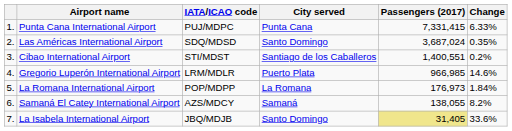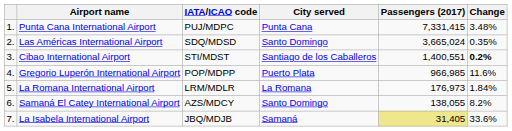(483, 27) 6.33% -> (483, 27) 3.48%
(444, 42) 3,687,024 -> (444, 42) 3,665,024
(481, 57) normal -> (481, 57) bold
(210, 73) LRM/MDLR -> (210, 73) POP/MDPP
(483, 73) 14.6% -> (483, 73) 11.6%
(210, 88) POP/MDPP -> (210, 88) LRM/MDLR
(280, 103) Samaná -> (295, 103) Santo Domingo
(295, 118) Santo Domingo -> (280, 118) Samaná
